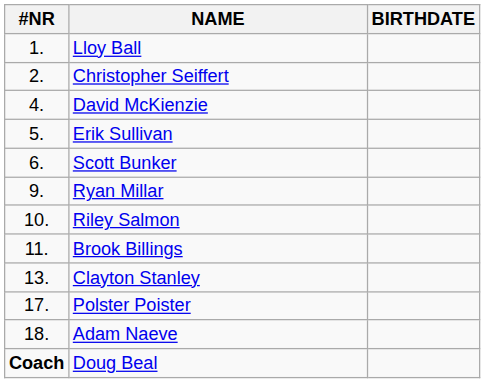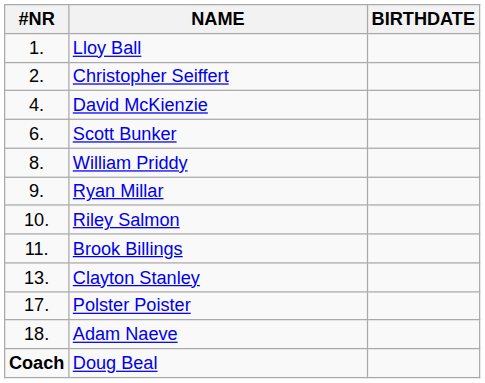- row: (123, 134)
+ row: (130, 163)
